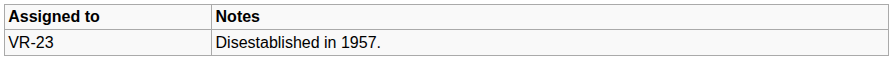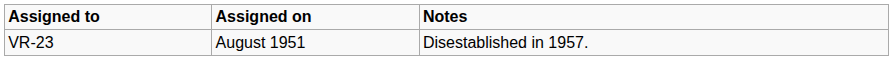+ column: (264, 17)
